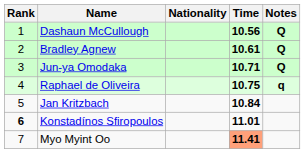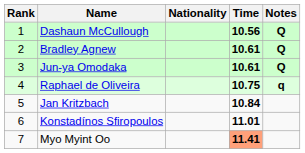(246, 67) 10.71 -> (246, 67) 10.61
(21, 121) bold -> (21, 121) normal
